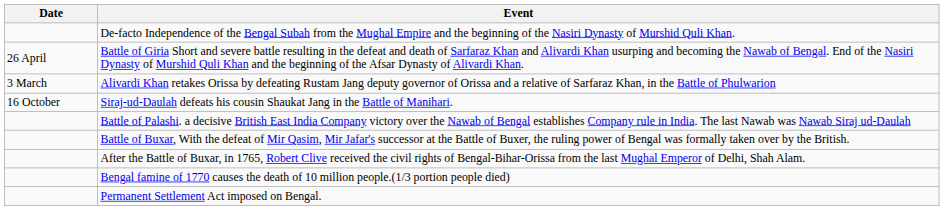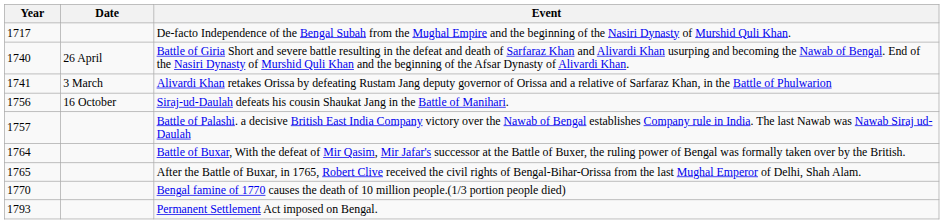+ column: (32, 13)
